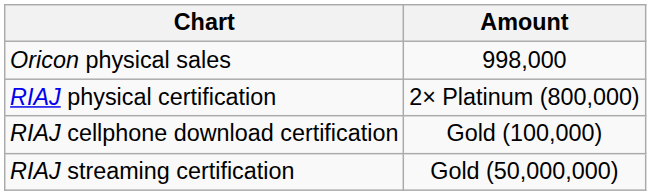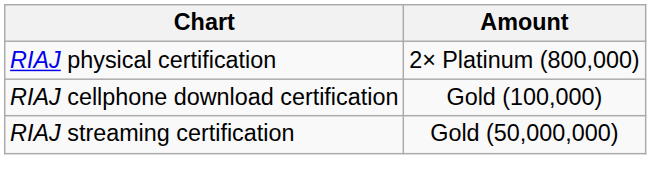- row: (120, 60)
